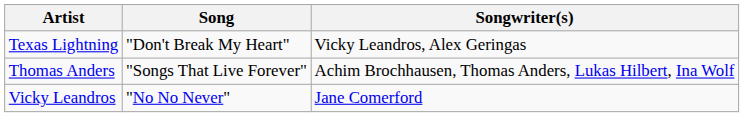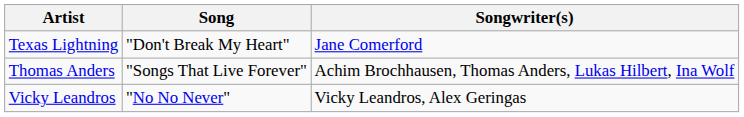(420, 44) Vicky Leandros, Alex Geringas -> (368, 44) Jane Comerford
(368, 97) Jane Comerford -> (420, 97) Vicky Leandros, Alex Geringas
